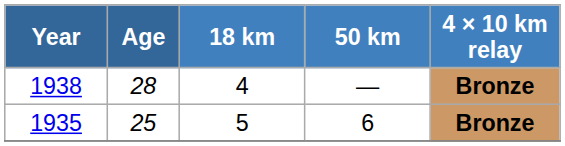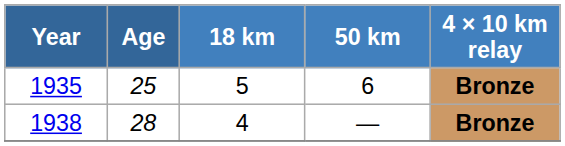rows swapped: (56, 123) <-> (56, 86)
